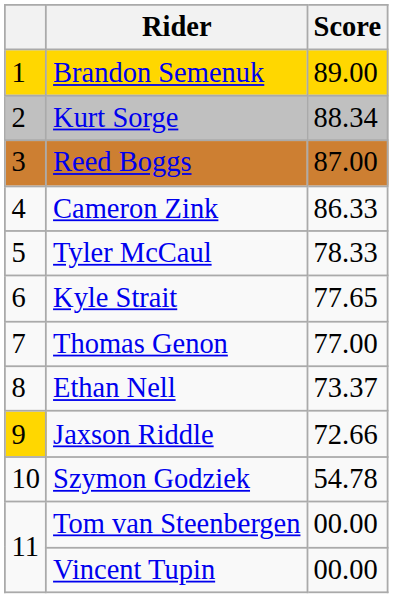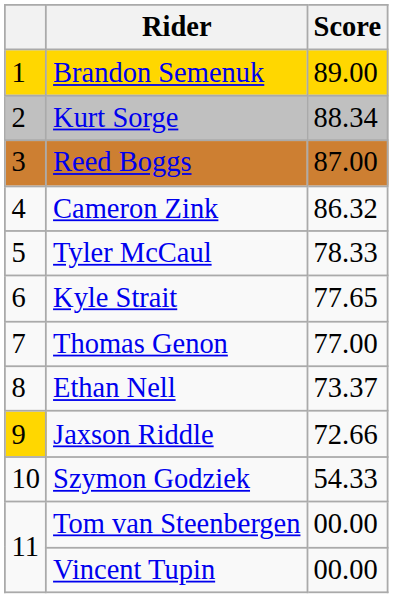(346, 207) 86.33 -> (346, 207) 86.32
(346, 478) 54.78 -> (346, 478) 54.33
